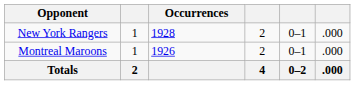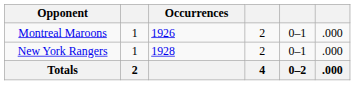rows swapped: (63, 51) <-> (63, 32)
